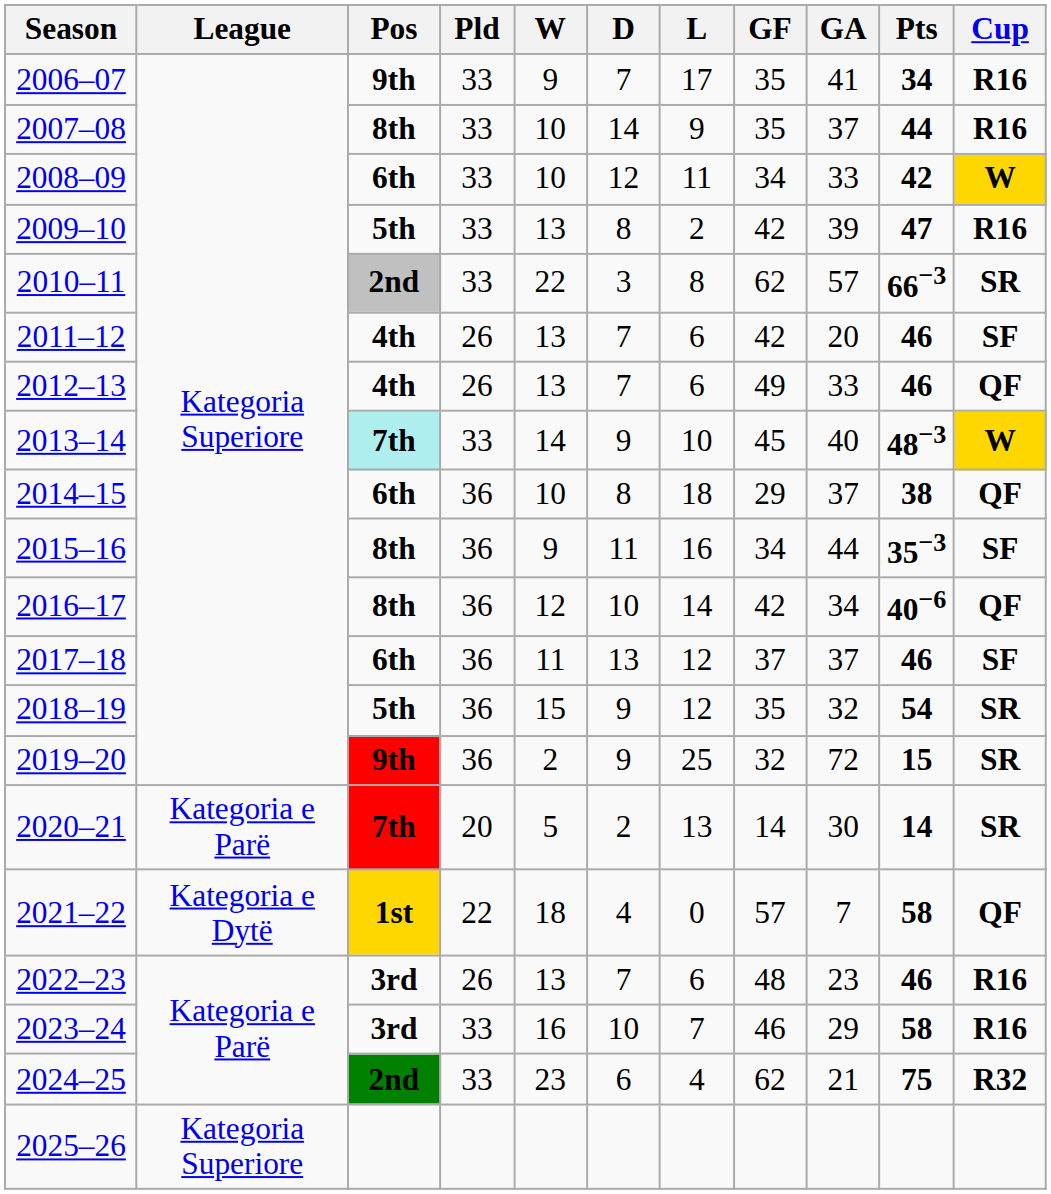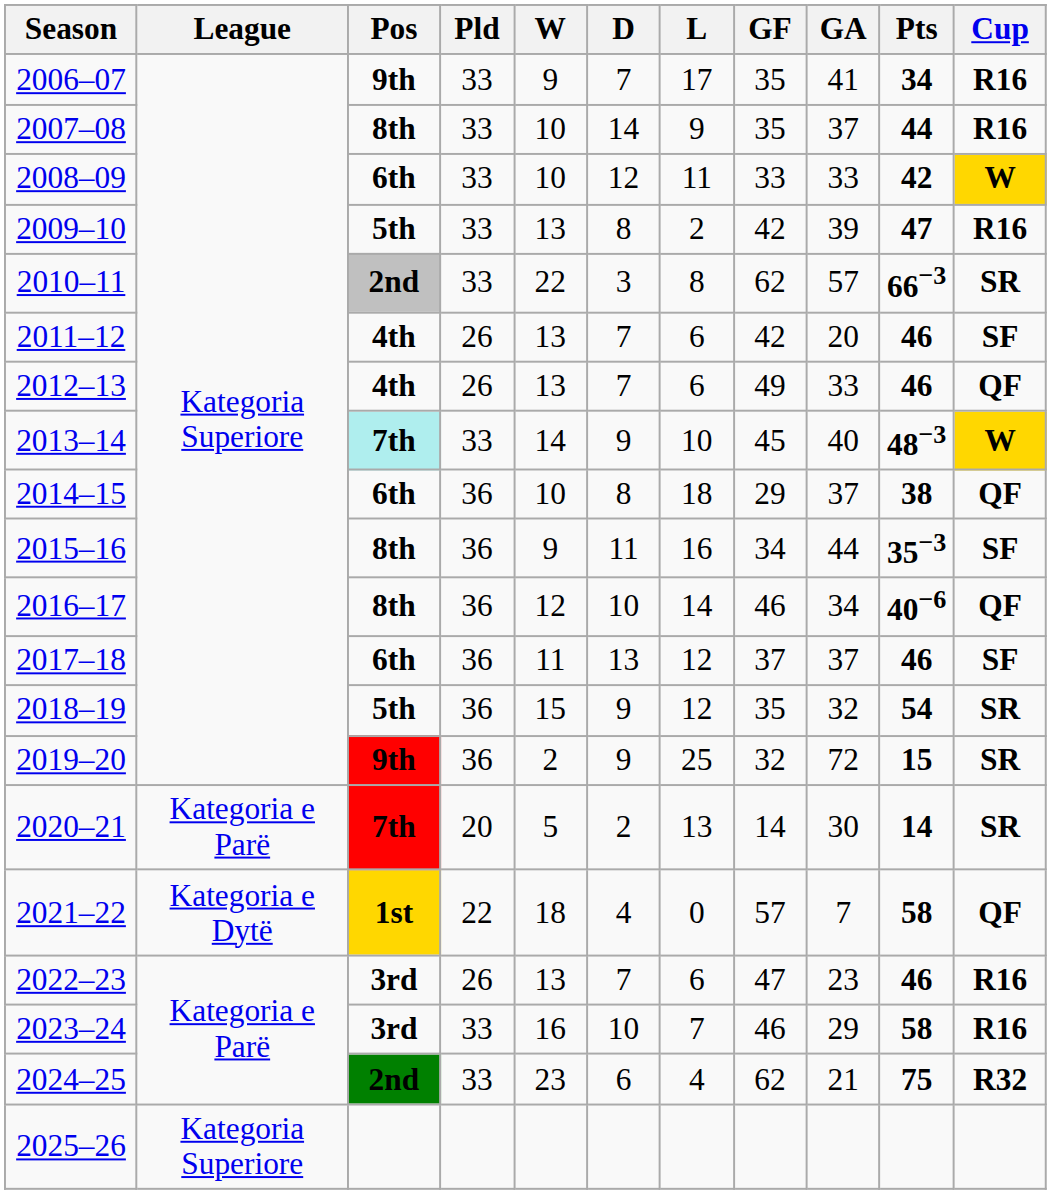(770, 178) 34 -> (770, 178) 33
(770, 606) 42 -> (770, 606) 46
(770, 979) 48 -> (770, 979) 47
